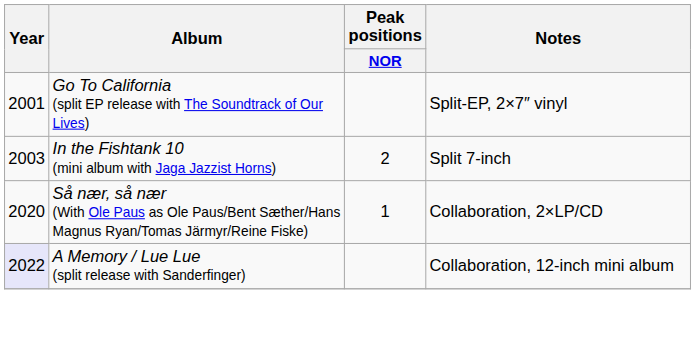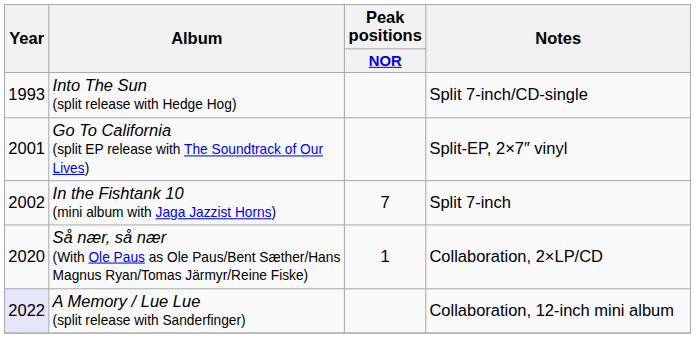+ row: (145, 94)
(27, 158) 2003 -> (27, 202) 2002
(385, 158) 2 -> (385, 202) 7
